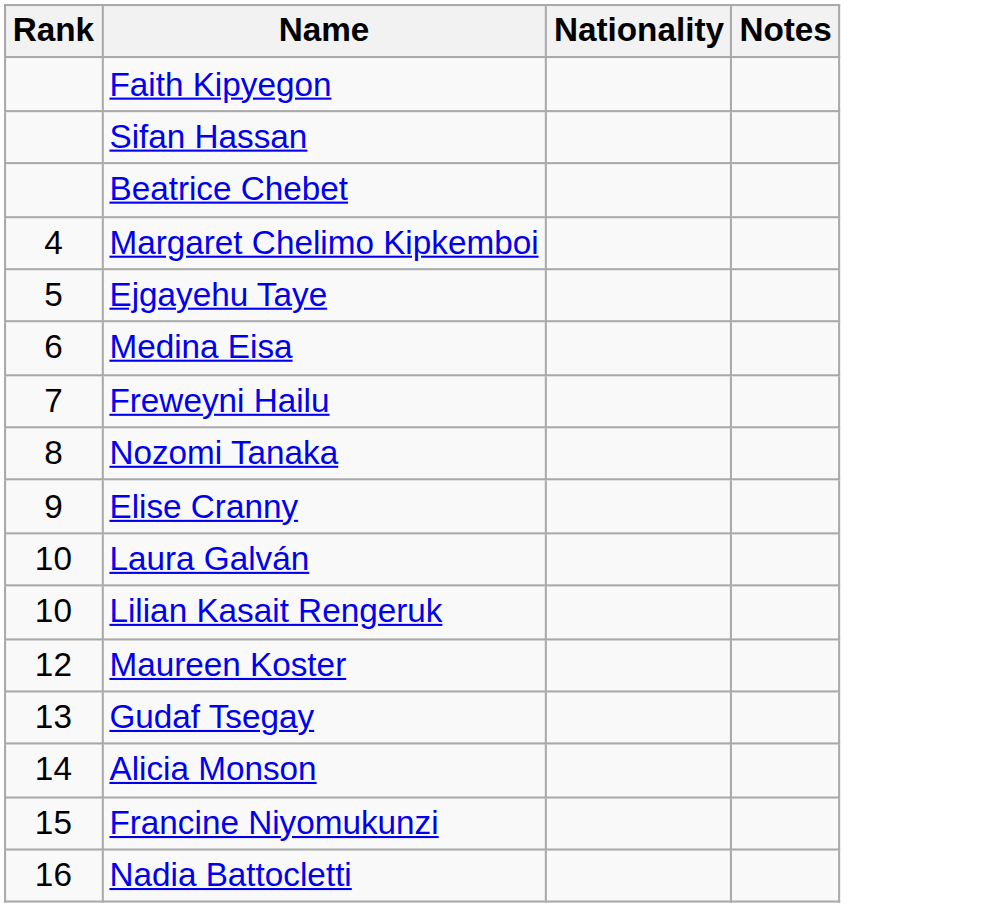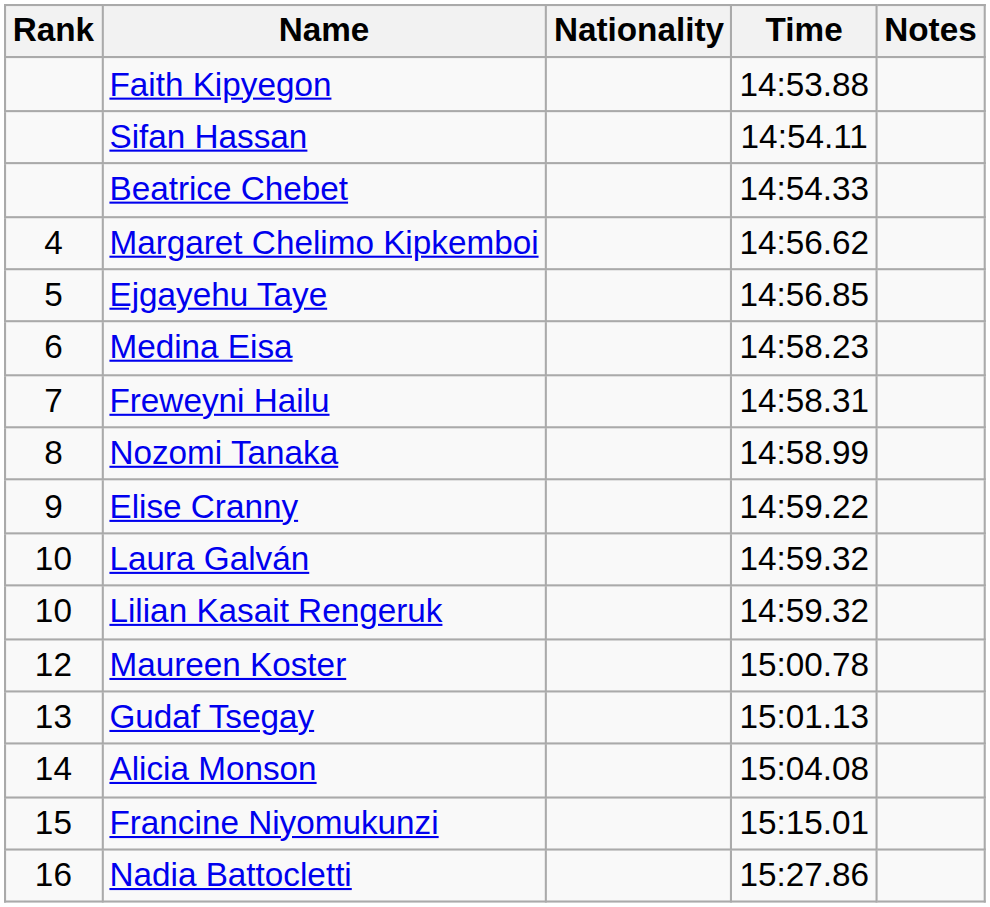+ column: (804, 30)
